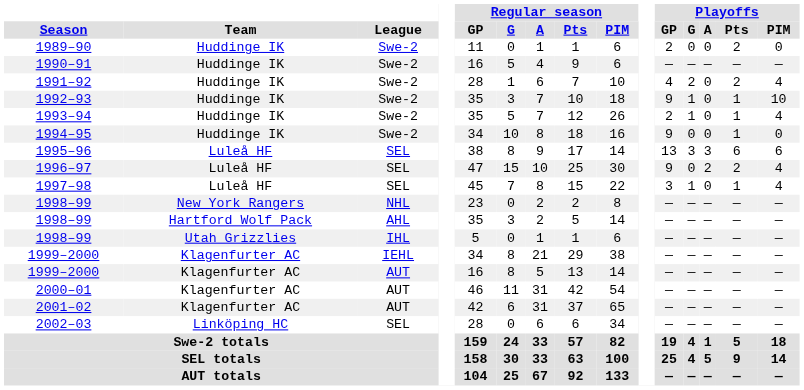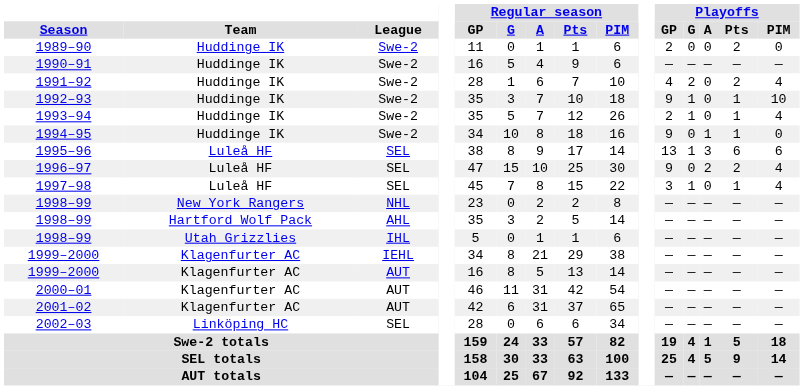(708, 134) 0 -> (708, 134) 1
(691, 151) 3 -> (691, 151) 1
